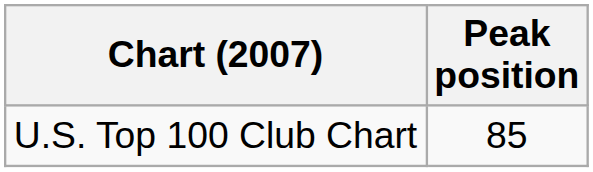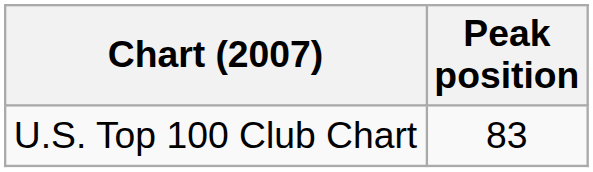(507, 135) 85 -> (507, 135) 83
